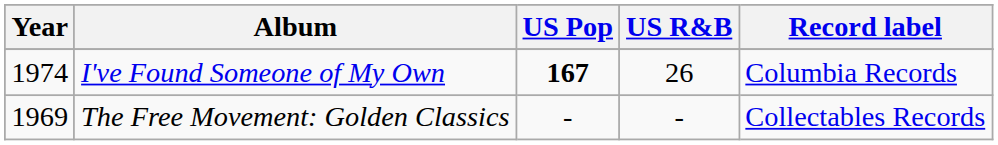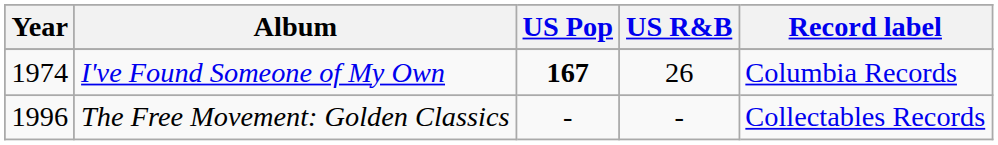(40, 116) 1969 -> (40, 116) 1996
